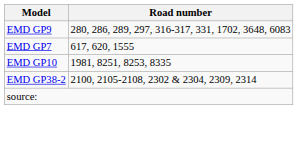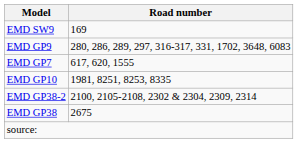+ row: (30, 29)
+ row: (32, 113)
